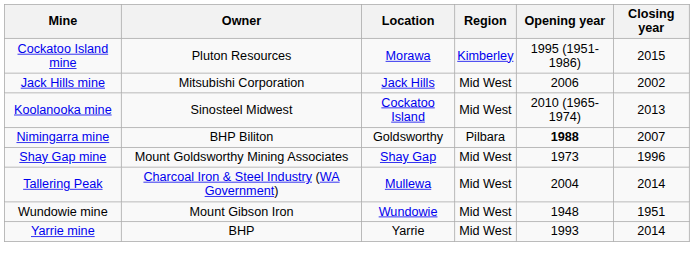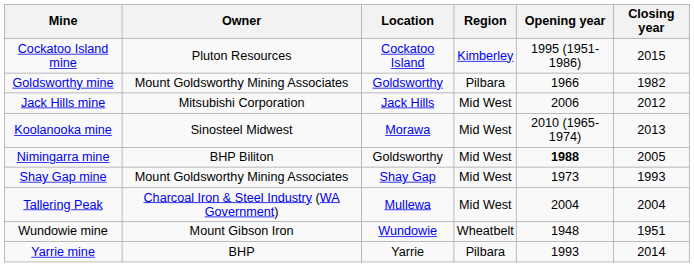(408, 55) Morawa -> (408, 55) Cockatoo Island
+ row: (63, 83)
(651, 83) 2002 -> (651, 103) 2012
(408, 110) Cockatoo Island -> (408, 130) Morawa
(485, 137) Pilbara -> (485, 157) Mid West
(651, 137) 2007 -> (651, 157) 2005
(651, 157) 1996 -> (651, 177) 1993
(651, 184) 2014 -> (651, 204) 2004
(485, 211) Mid West -> (485, 231) Wheatbelt
(485, 231) Mid West -> (485, 251) Pilbara
